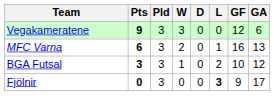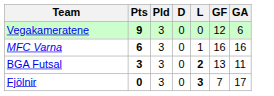- column: (182, 13)
(259, 47) 13 -> (240, 47) 16
(219, 64) normal -> (200, 64) bold
(238, 64) 10 -> (220, 64) 13
(259, 64) 12 -> (240, 64) 11
(238, 82) 9 -> (220, 82) 7
